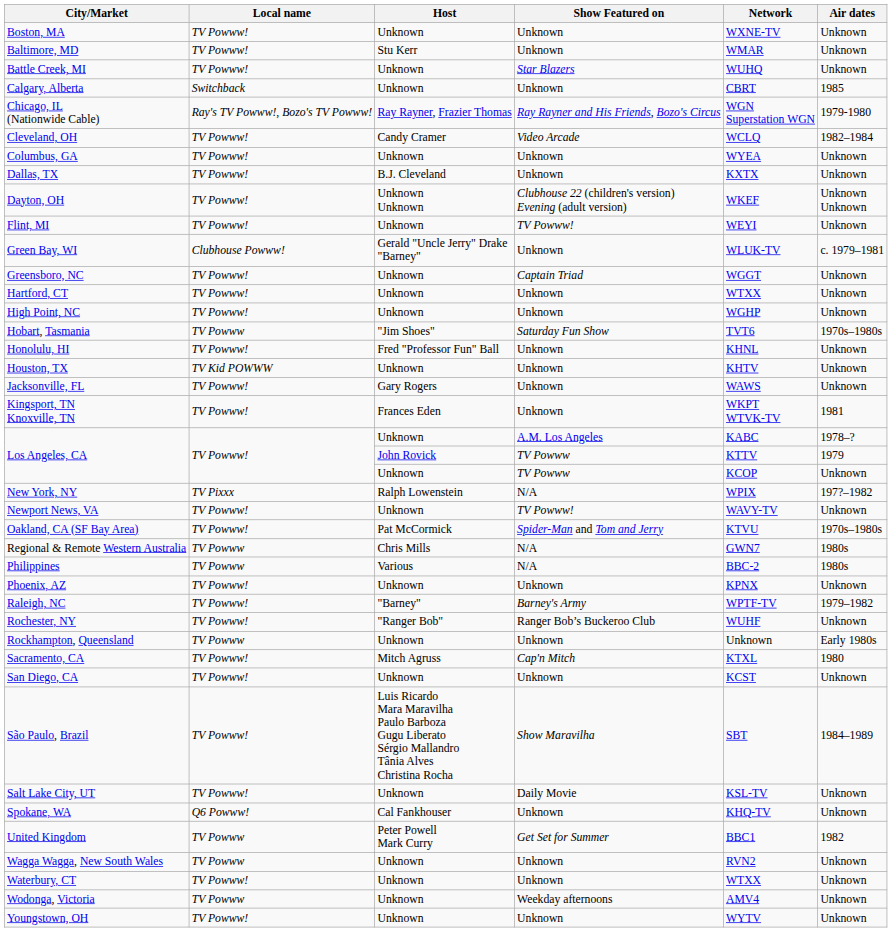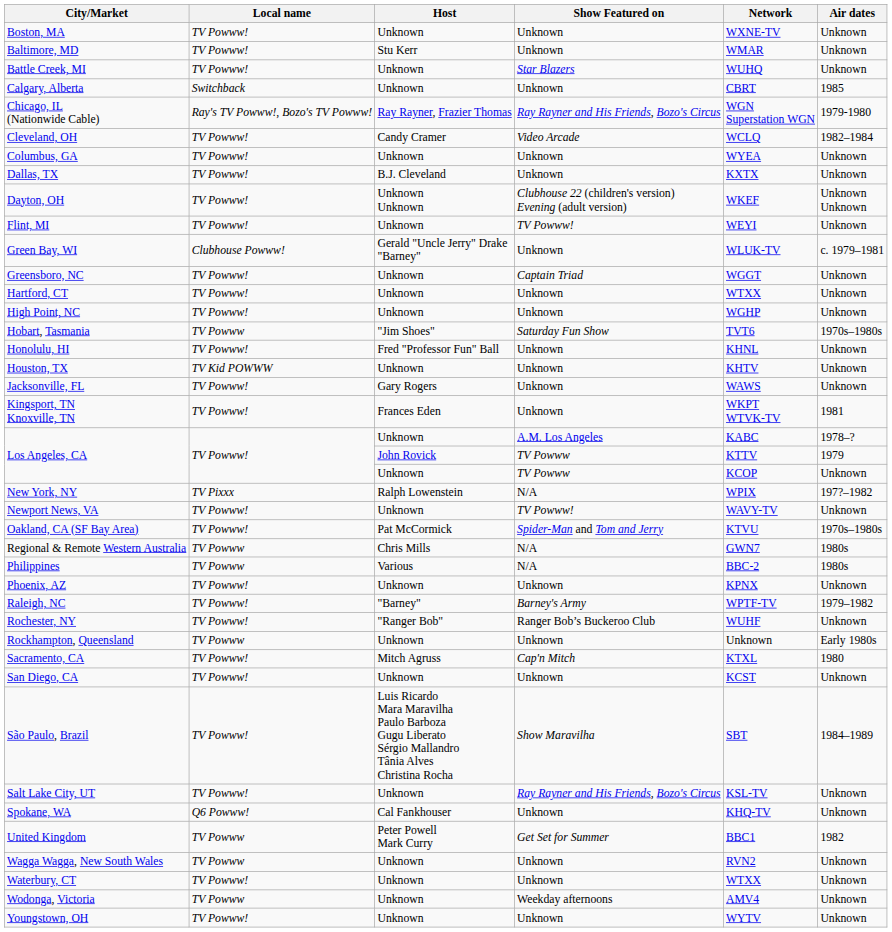(547, 793) Daily Movie -> (619, 793) Ray Rayner and His Friends, Bozo's Circus
